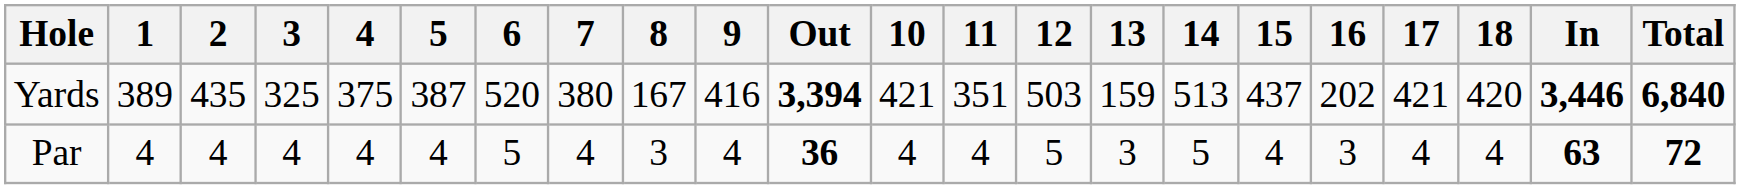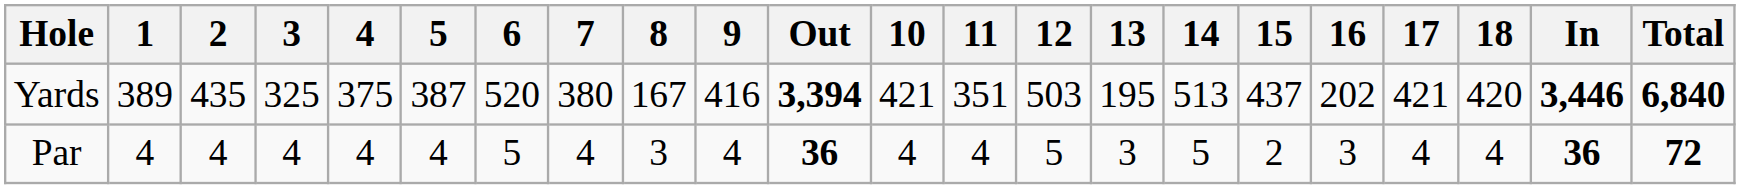(1127, 93) 159 -> (1127, 93) 195
(1274, 152) 4 -> (1274, 152) 2
(1582, 152) 63 -> (1582, 152) 36
